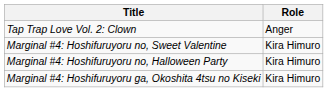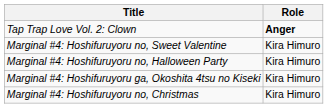(279, 29) normal -> (280, 29) bold
+ row: (103, 95)
